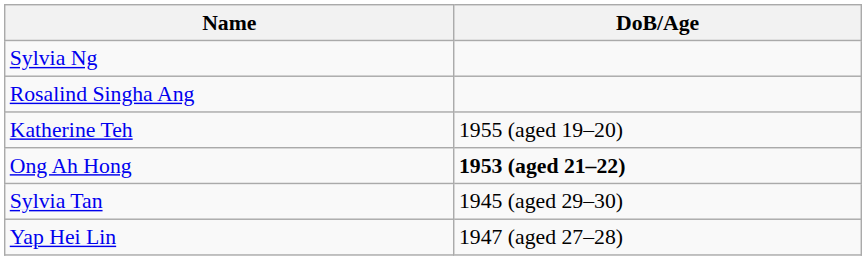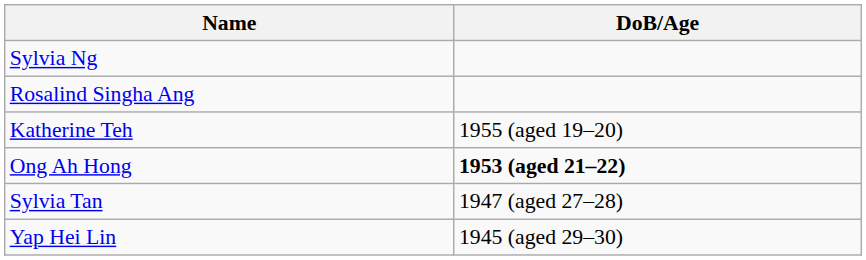(541, 201) 1945 (aged 29–30) -> (541, 201) 1947 (aged 27–28)
(541, 237) 1947 (aged 27–28) -> (541, 237) 1945 (aged 29–30)
